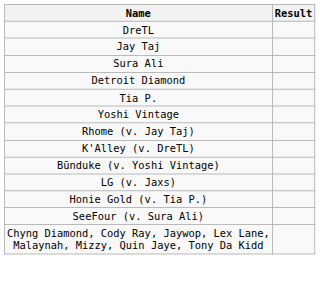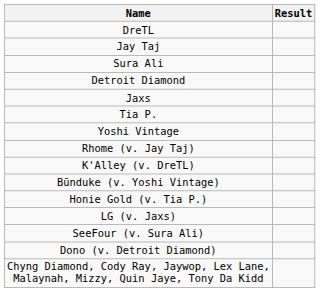+ row: (138, 98)
rows swapped: (138, 199) <-> (138, 182)
+ row: (138, 250)
